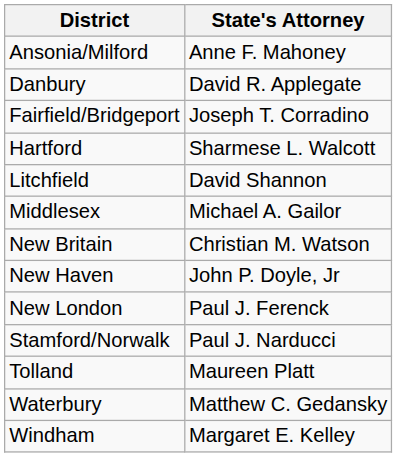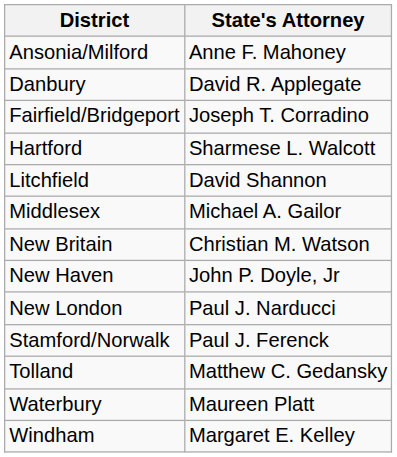(259, 308) Paul J. Ferenck -> (262, 308) Paul J. Narducci
(262, 340) Paul J. Narducci -> (259, 340) Paul J. Ferenck
(252, 372) Maureen Platt -> (288, 372) Matthew C. Gedansky
(288, 404) Matthew C. Gedansky -> (252, 404) Maureen Platt
